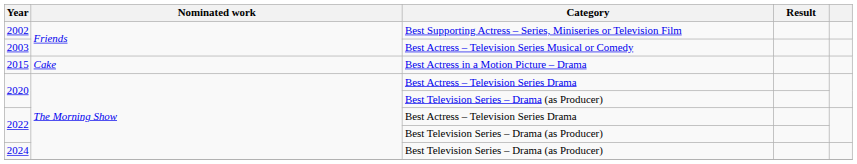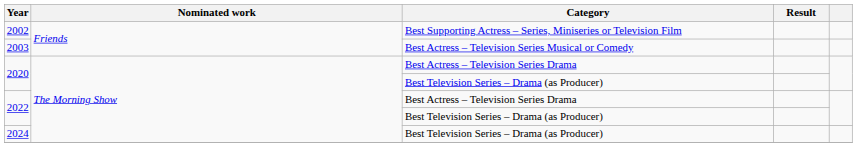- row: (18, 64)
